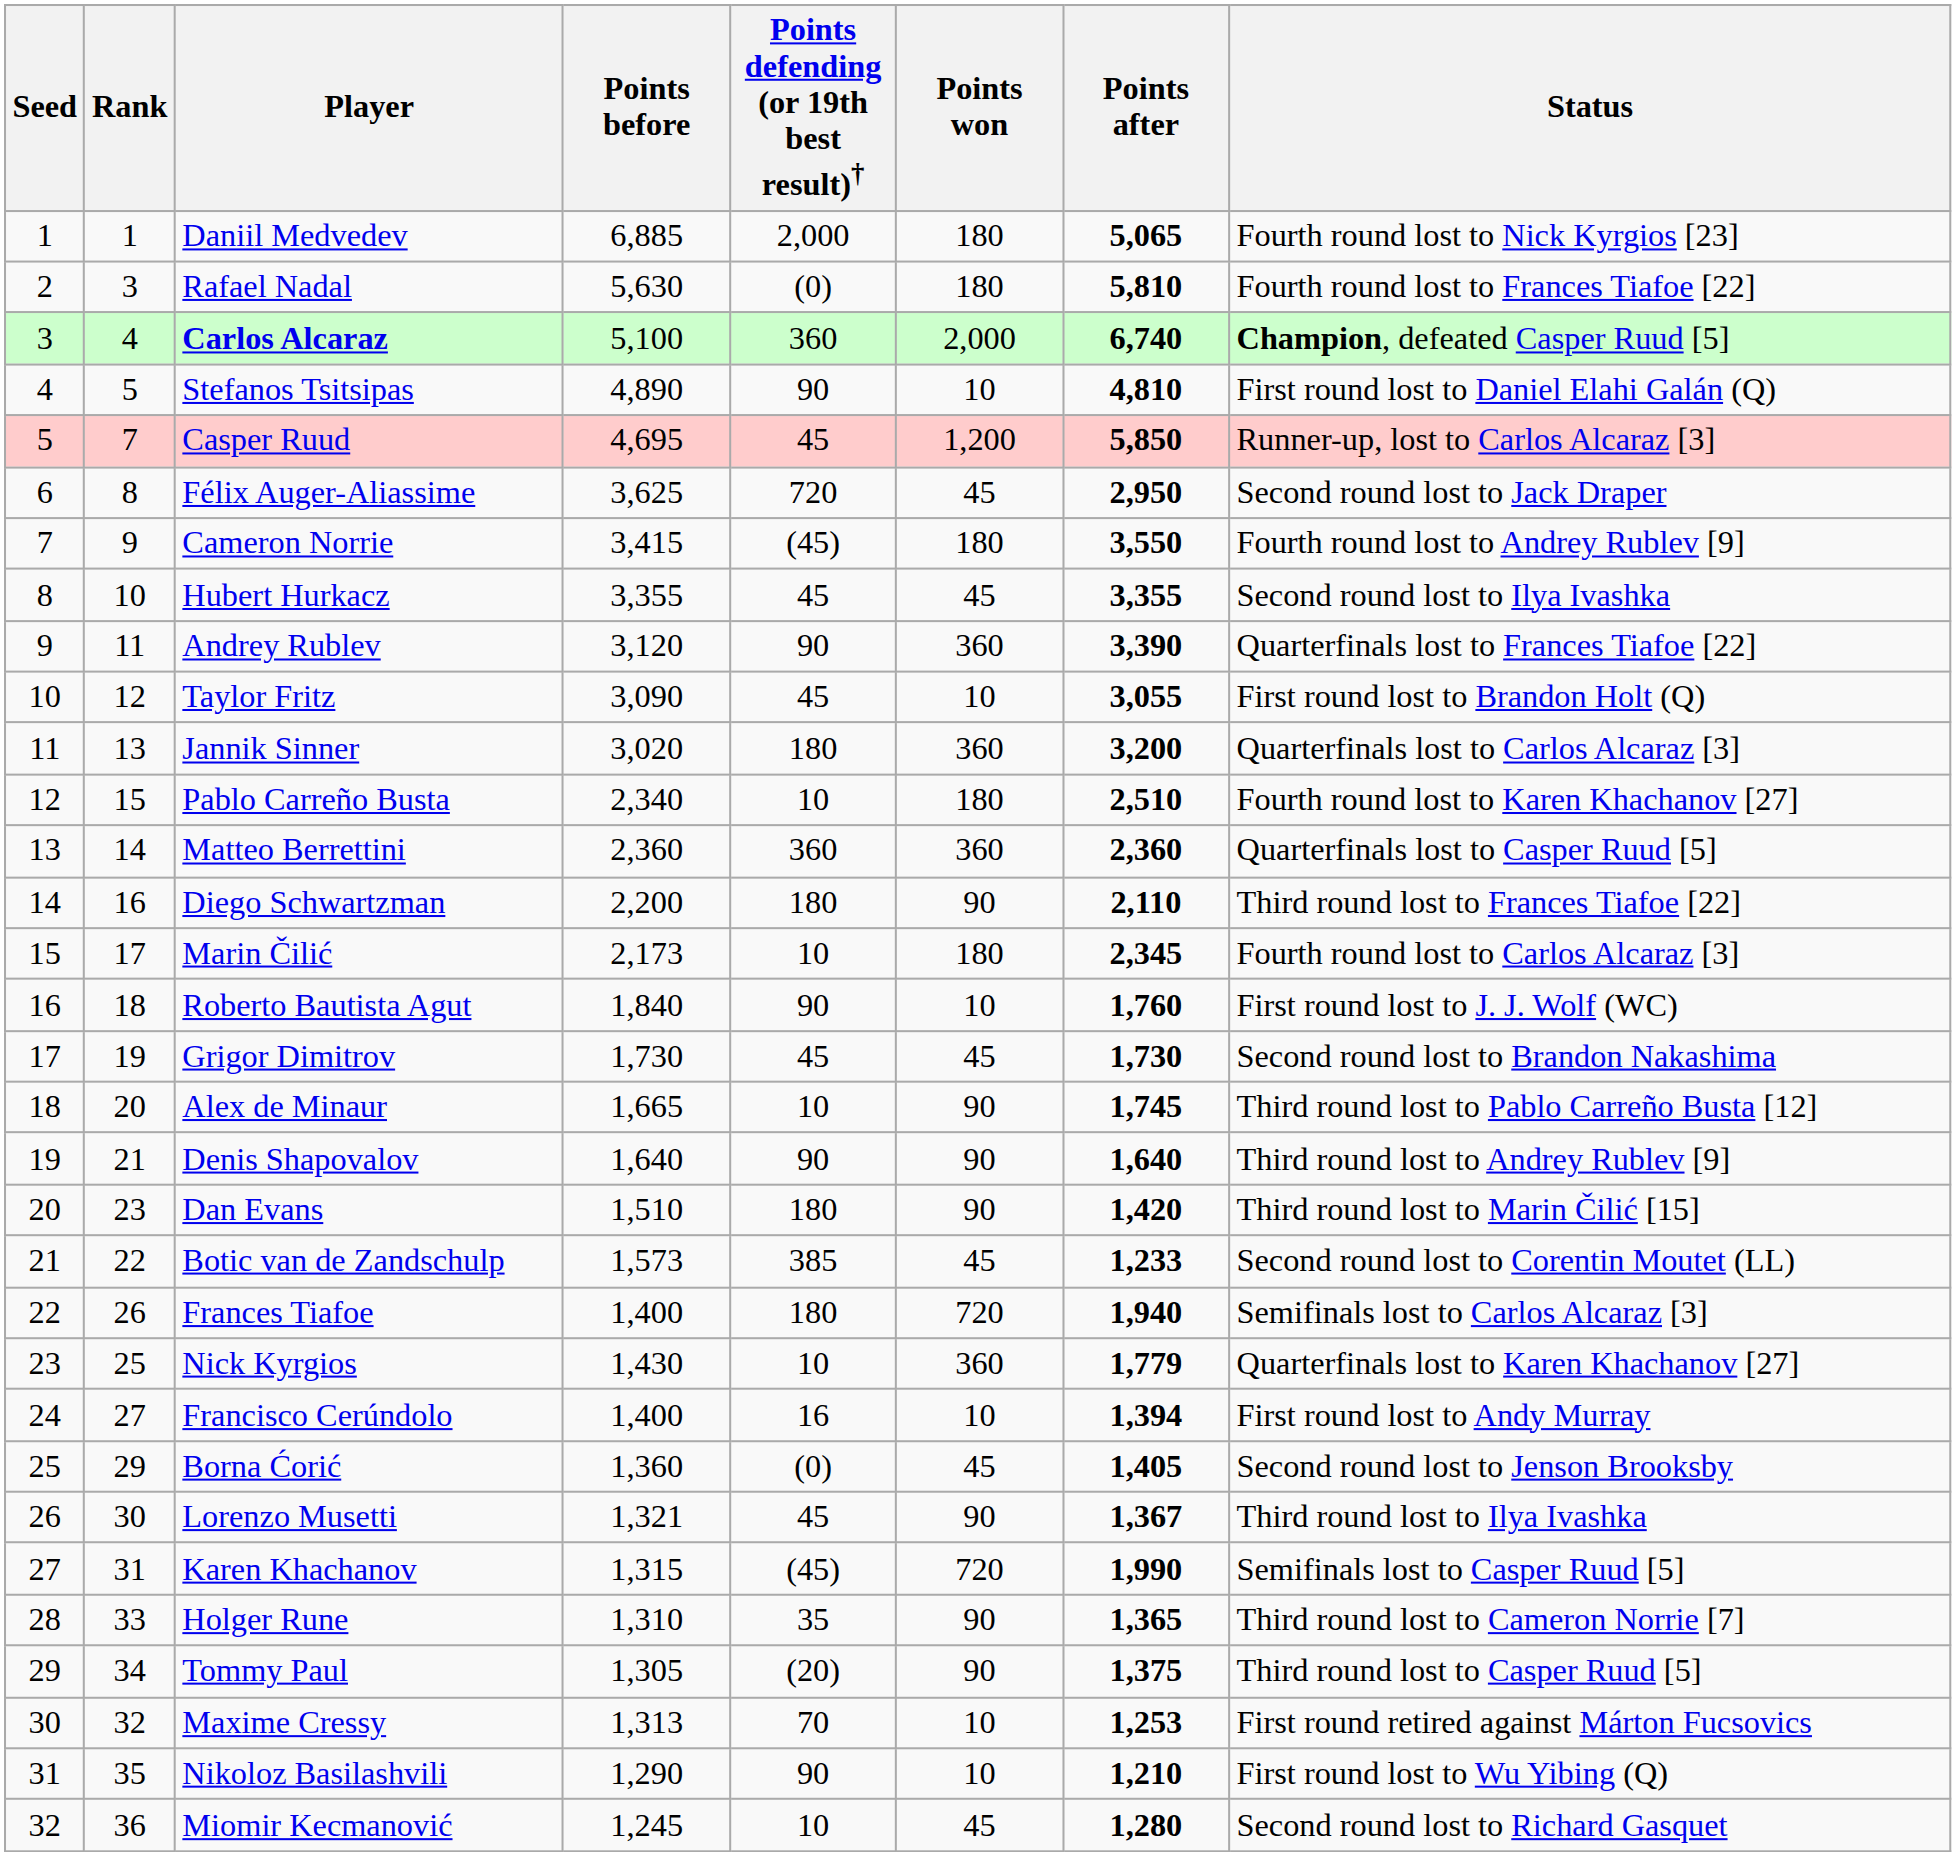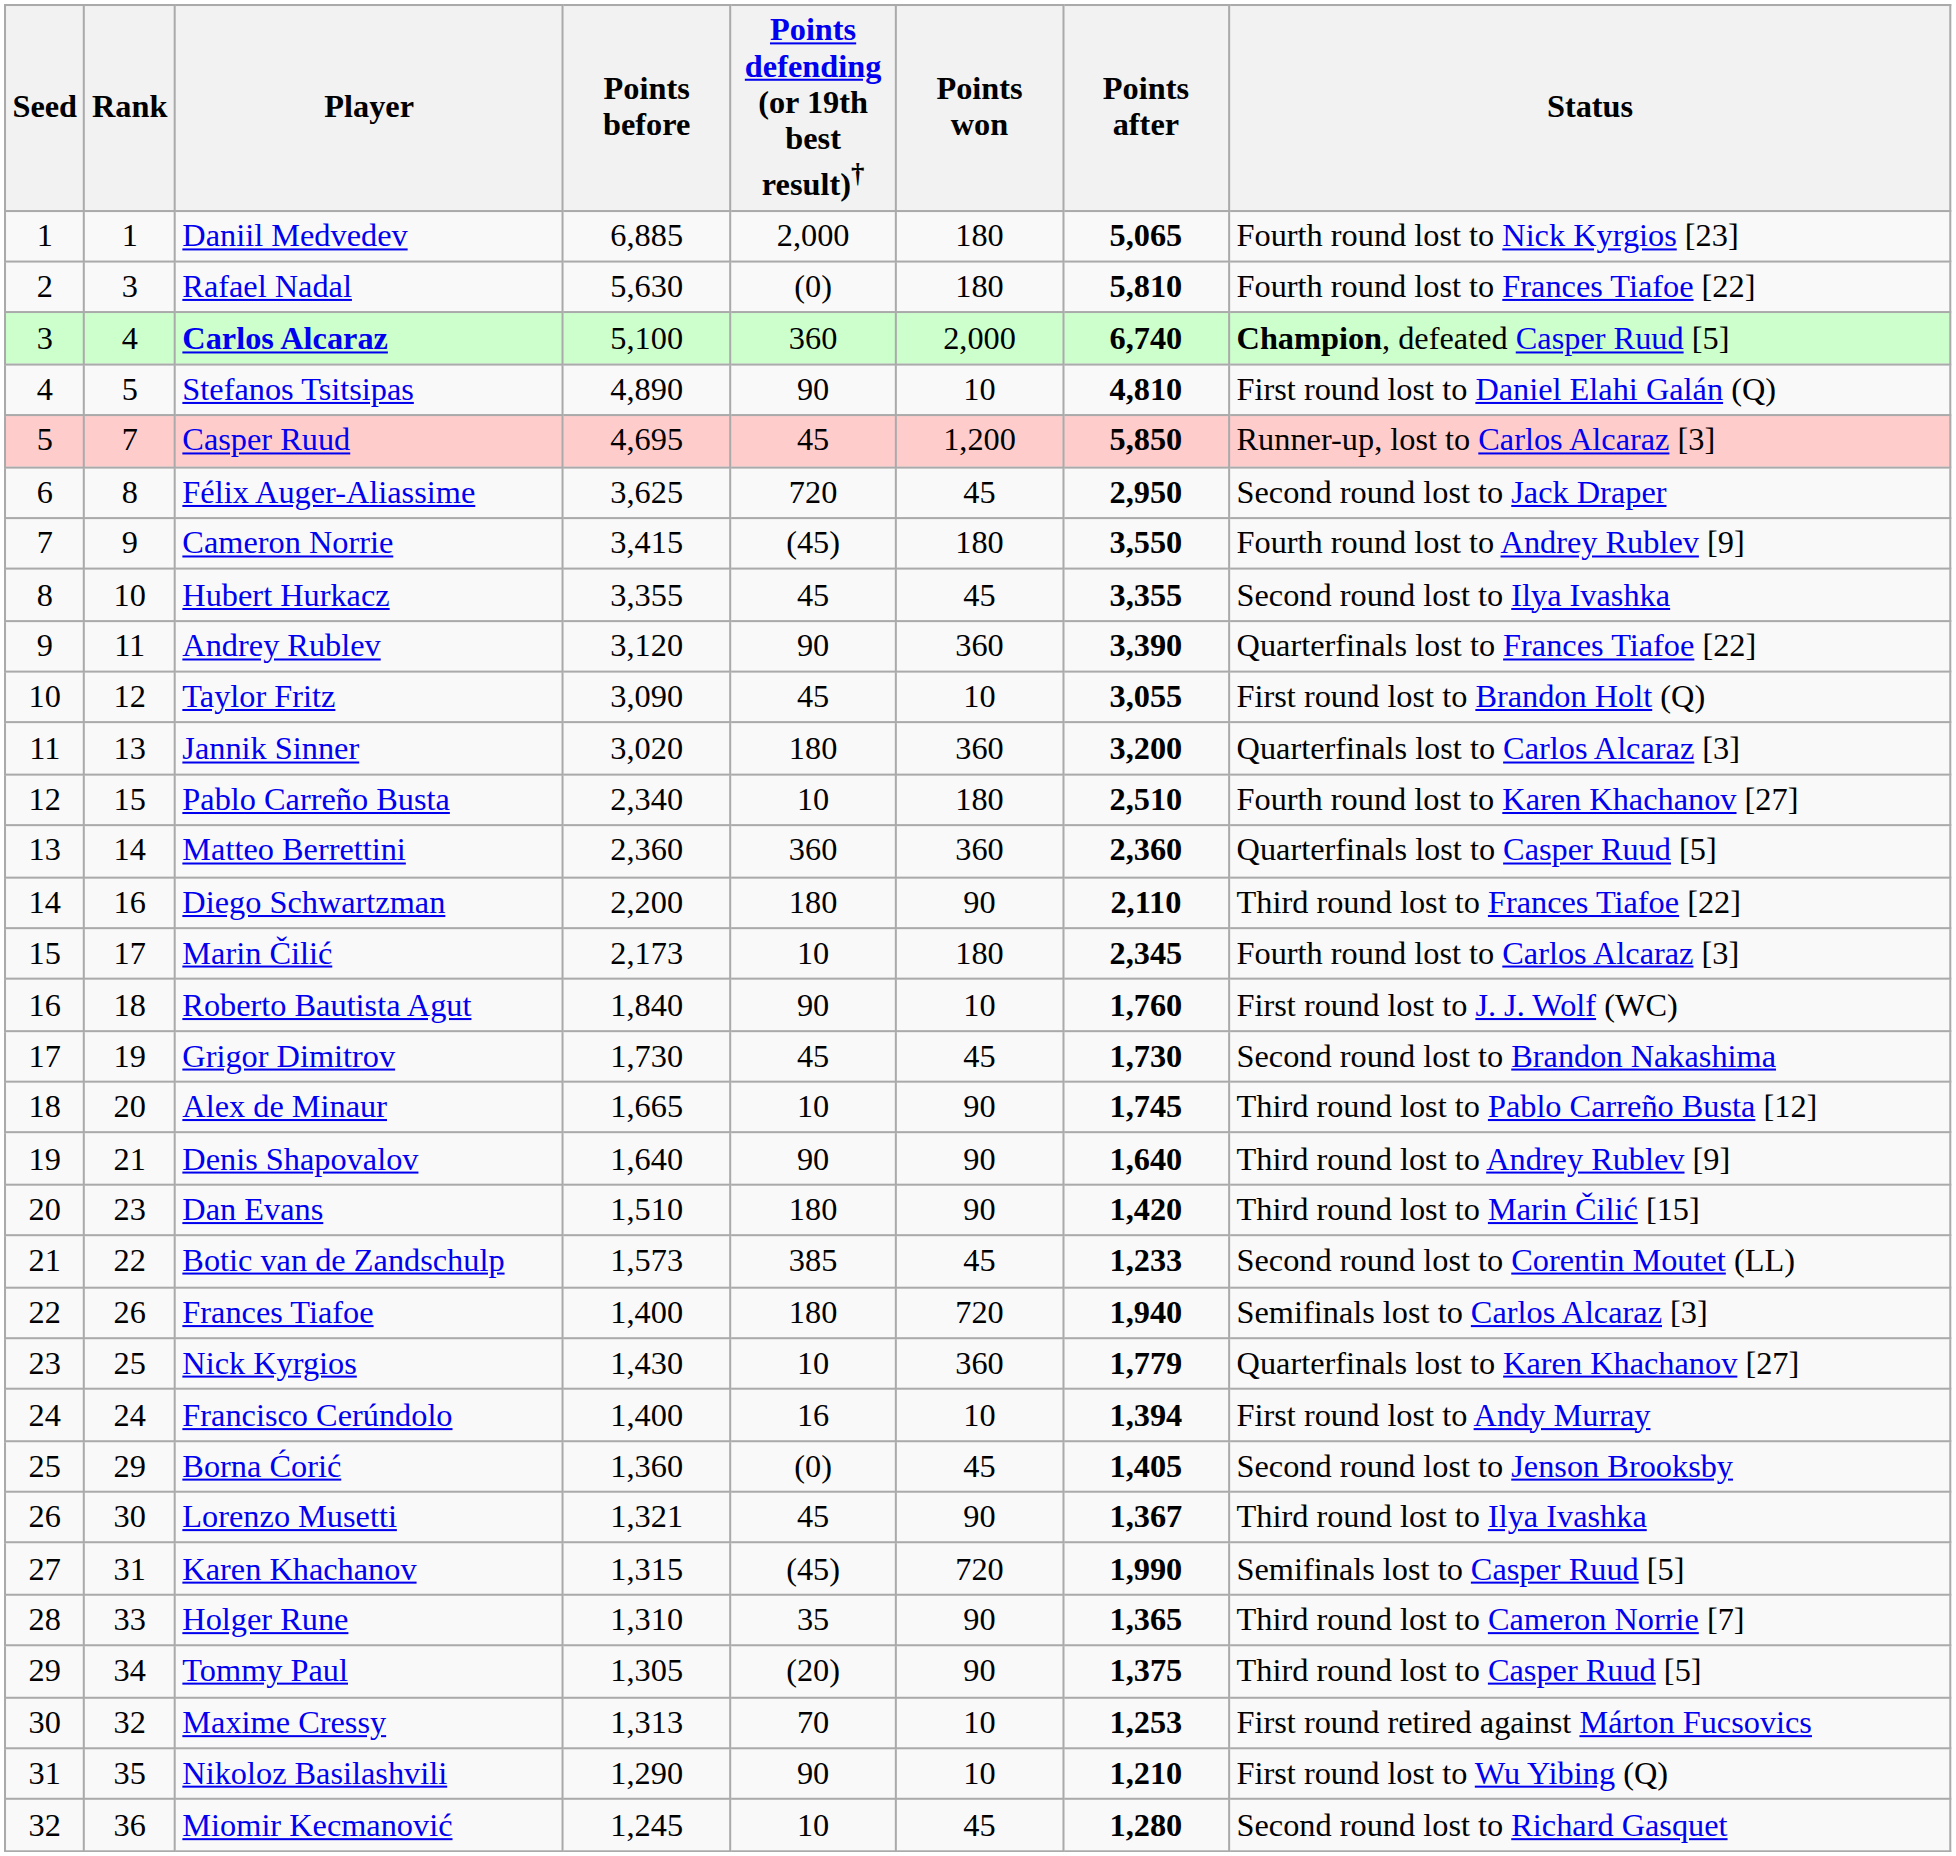(130, 1414) 27 -> (130, 1414) 24
